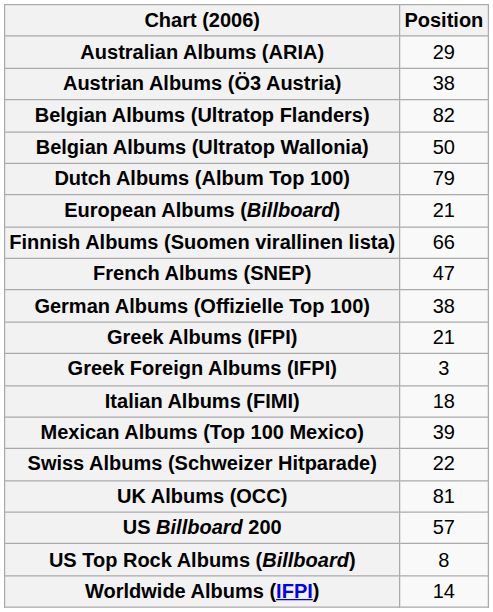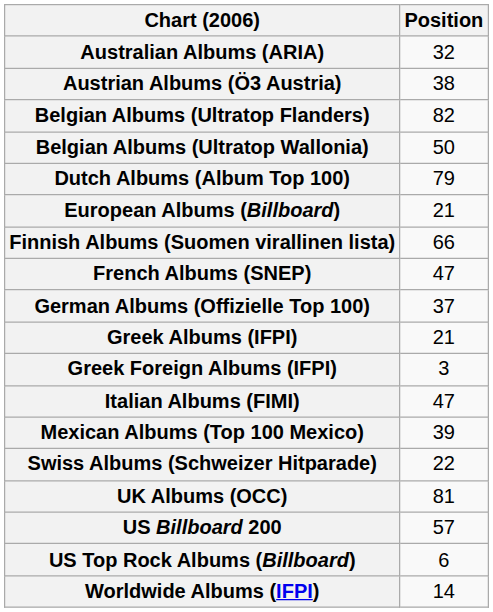(444, 52) 29 -> (444, 52) 32
(444, 305) 38 -> (444, 305) 37
(444, 400) 18 -> (444, 400) 47
(444, 559) 8 -> (444, 559) 6
